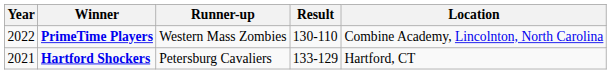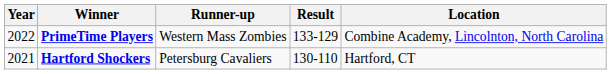(315, 36) 130-110 -> (315, 36) 133-129
(315, 58) 133-129 -> (315, 58) 130-110
